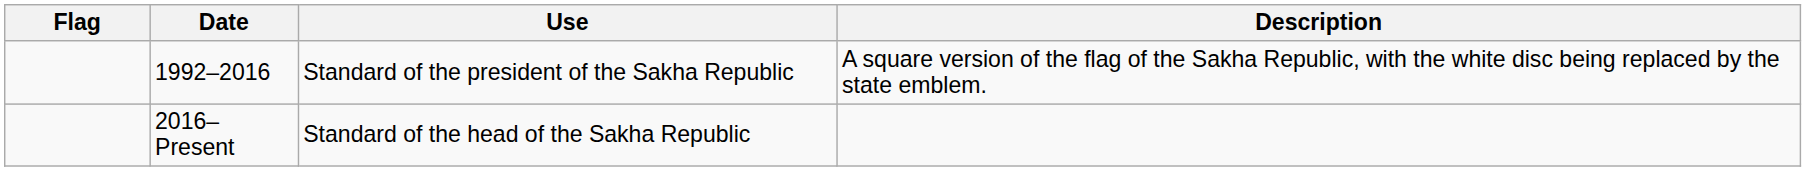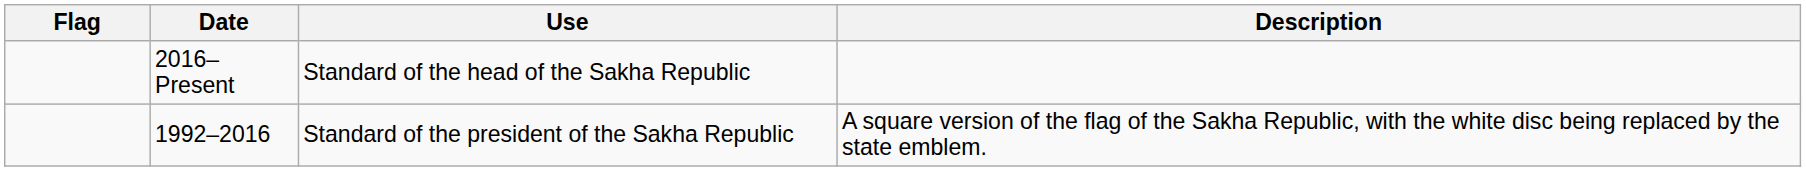rows swapped: (213, 72) <-> (195, 134)
